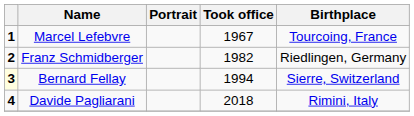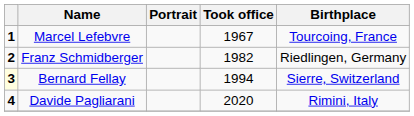(238, 100) 2018 -> (238, 100) 2020
